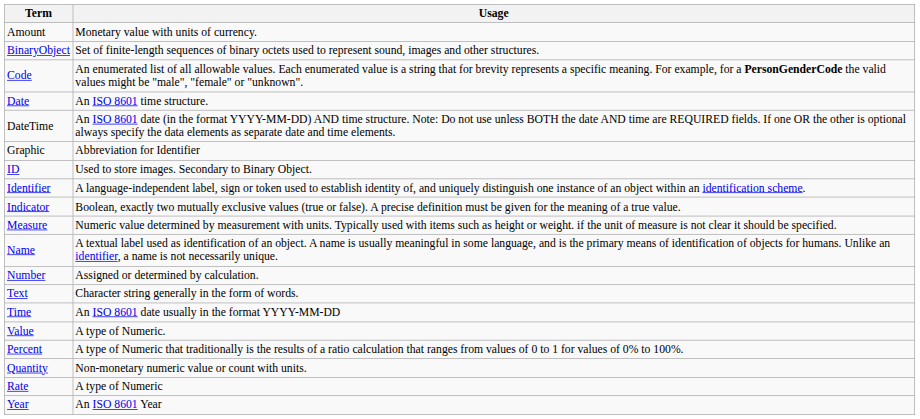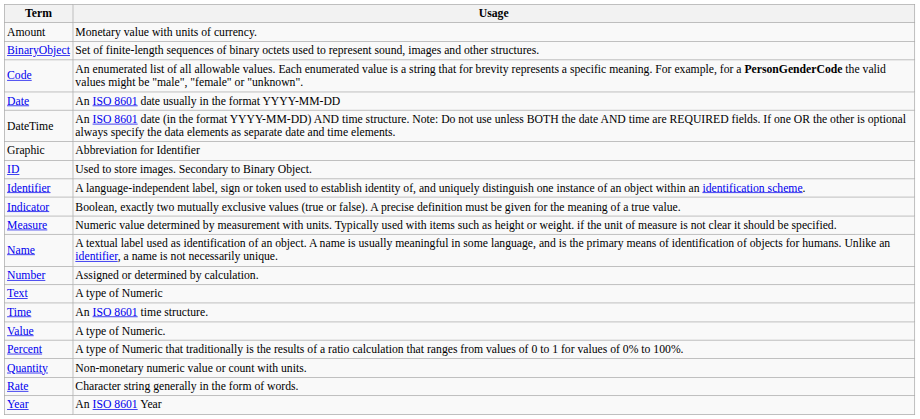(142, 100) An ISO 8601 time structure. -> (208, 100) An ISO 8601 date usually in the format YYYY-MM-DD
(187, 293) Character string generally in the form of words. -> (119, 293) A type of Numeric
(208, 312) An ISO 8601 date usually in the format YYYY-MM-DD -> (142, 312) An ISO 8601 time structure.
(119, 386) A type of Numeric -> (187, 386) Character string generally in the form of words.
